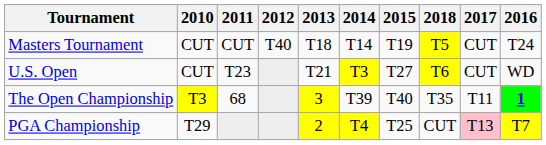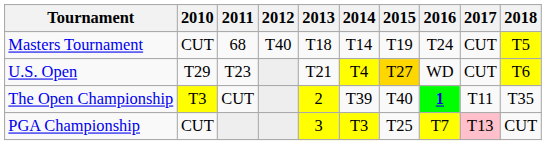columns swapped: (521, 18) <-> (440, 18)
(238, 45) CUT -> (238, 45) 68
(197, 72) CUT -> (197, 72) T29
(359, 72) T3 -> (359, 72) T4
(399, 72) no background -> (399, 72) gold background
(238, 99) 68 -> (238, 99) CUT
(319, 99) 3 -> (319, 99) 2
(197, 126) T29 -> (197, 126) CUT
(319, 126) 2 -> (319, 126) 3
(359, 126) T4 -> (359, 126) T3
